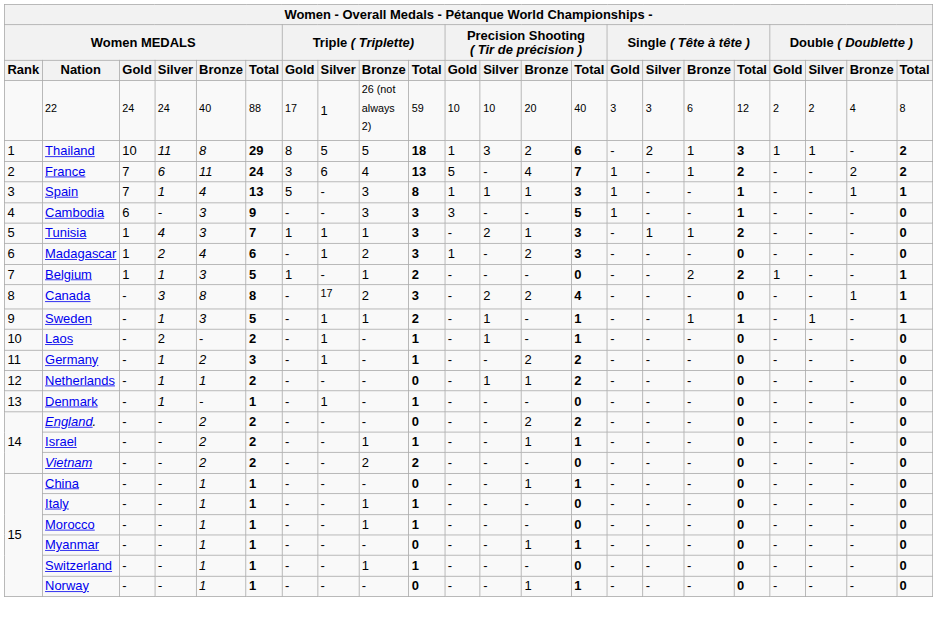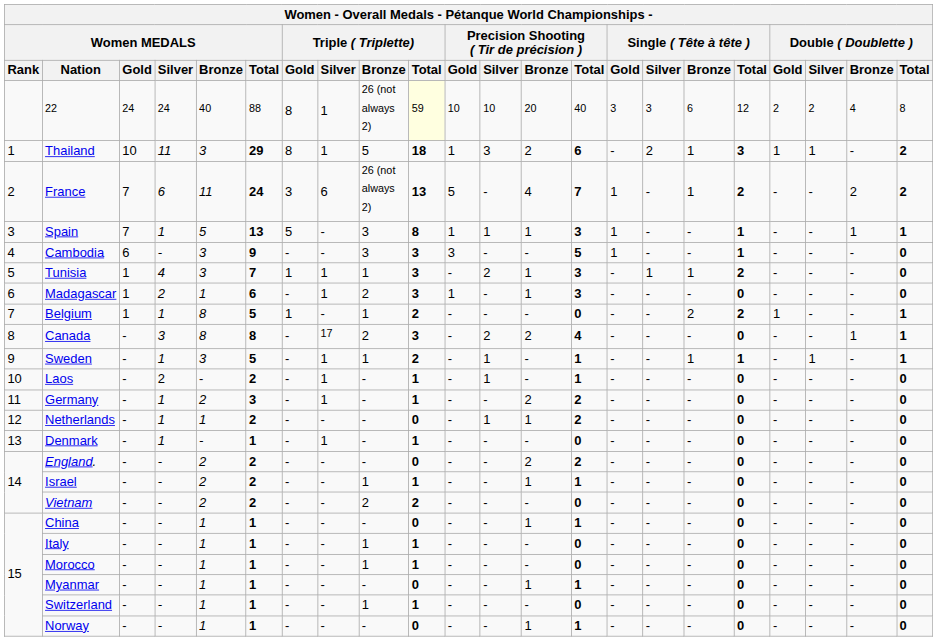(291, 108) 17 -> (289, 110) 8
(418, 108) no background -> (418, 108) lightyellow background
(203, 151) 8 -> (203, 151) 3
(324, 151) 5 -> (324, 151) 1
(365, 171) 4 -> (379, 189) 26 (not always 2)
(203, 192) 4 -> (203, 232) 5
(203, 254) 4 -> (203, 293) 1
(528, 254) 2 -> (528, 293) 1
(203, 274) 3 -> (203, 314) 8
